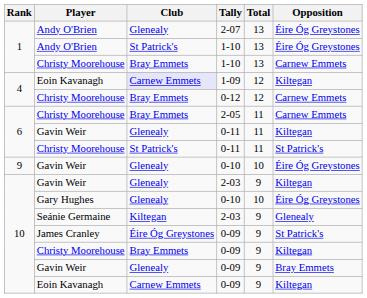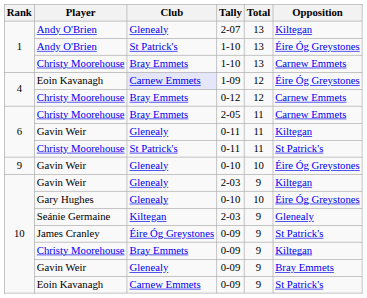(317, 30) Éire Óg Greystones -> (294, 30) Kiltegan
(294, 81) Kiltegan -> (317, 81) Éire Óg Greystones
(294, 285) Kiltegan -> (299, 285) St Patrick's
